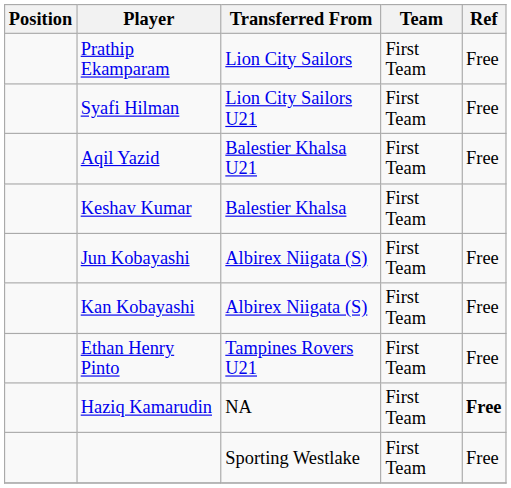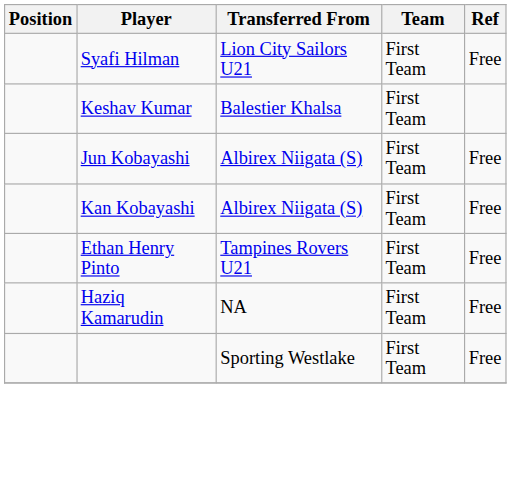- row: (125, 58)
- row: (120, 158)
(484, 407) bold -> (485, 308) normal
